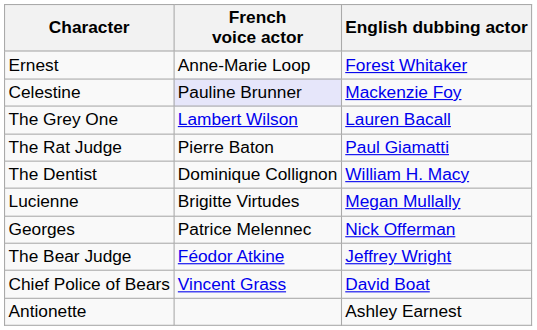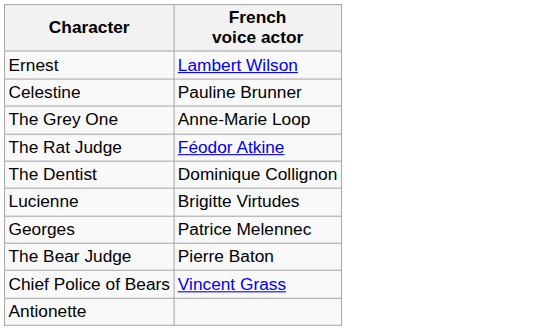- column: (436, 27)
(244, 65) Anne-Marie Loop -> (238, 65) Lambert Wilson
(240, 92) lavender background -> (240, 92) no background
(238, 119) Lambert Wilson -> (244, 119) Anne-Marie Loop
(226, 147) Pierre Baton -> (231, 147) Féodor Atkine
(231, 256) Féodor Atkine -> (226, 256) Pierre Baton
